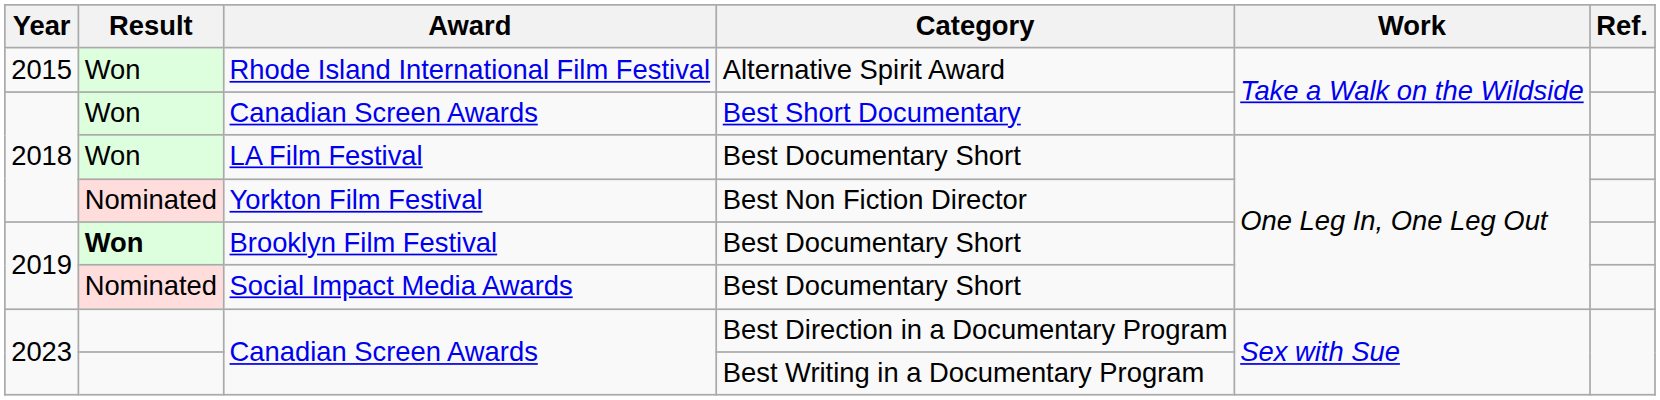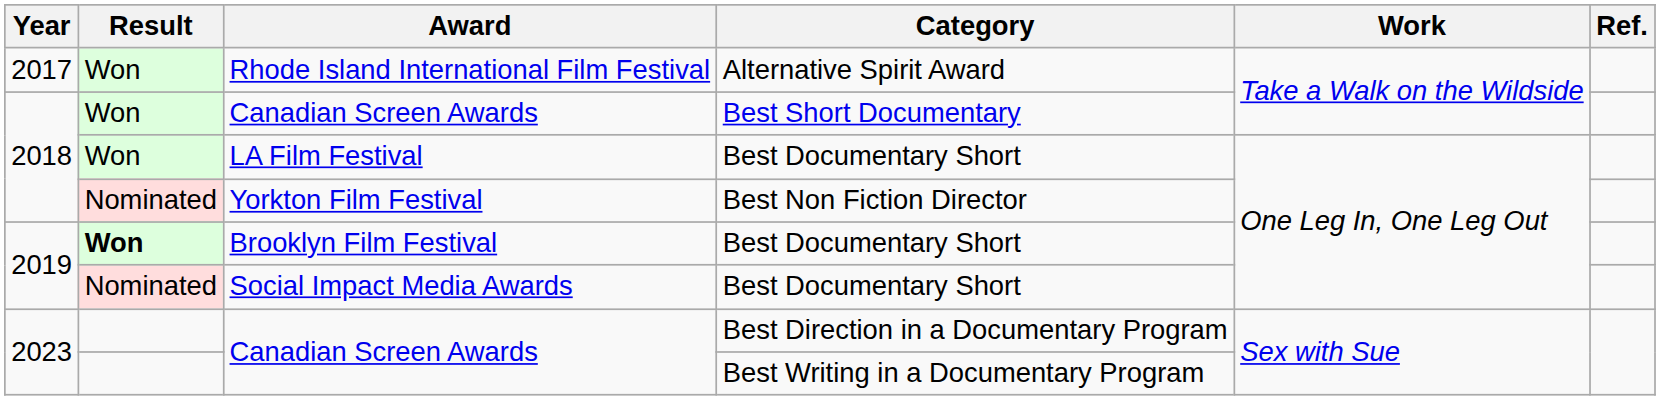(42, 69) 2015 -> (42, 69) 2017
